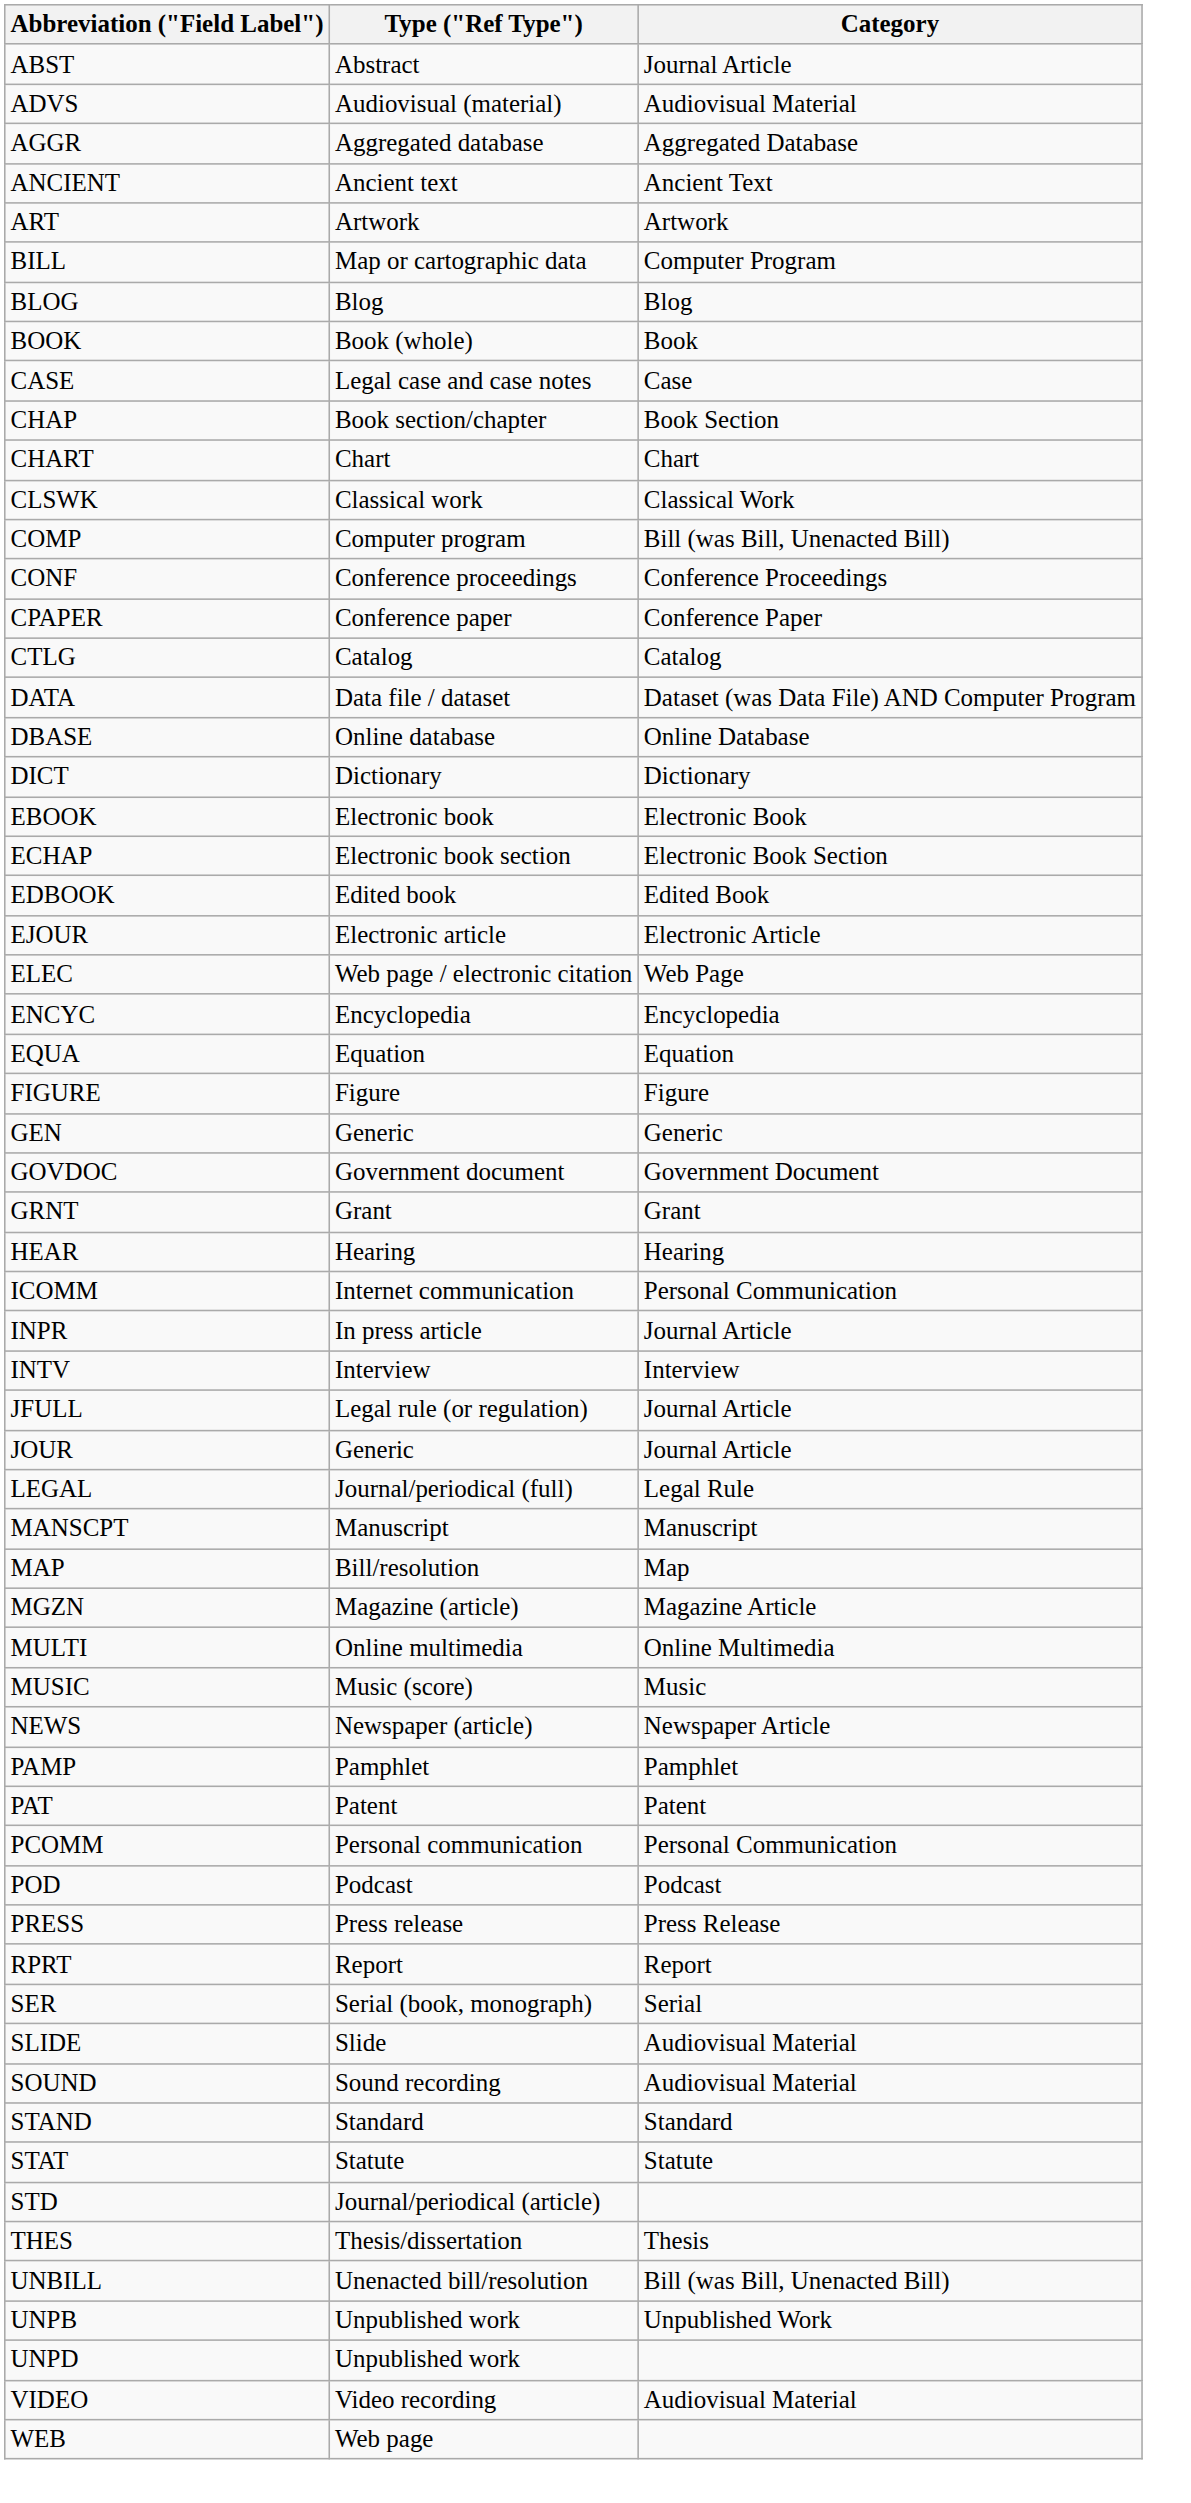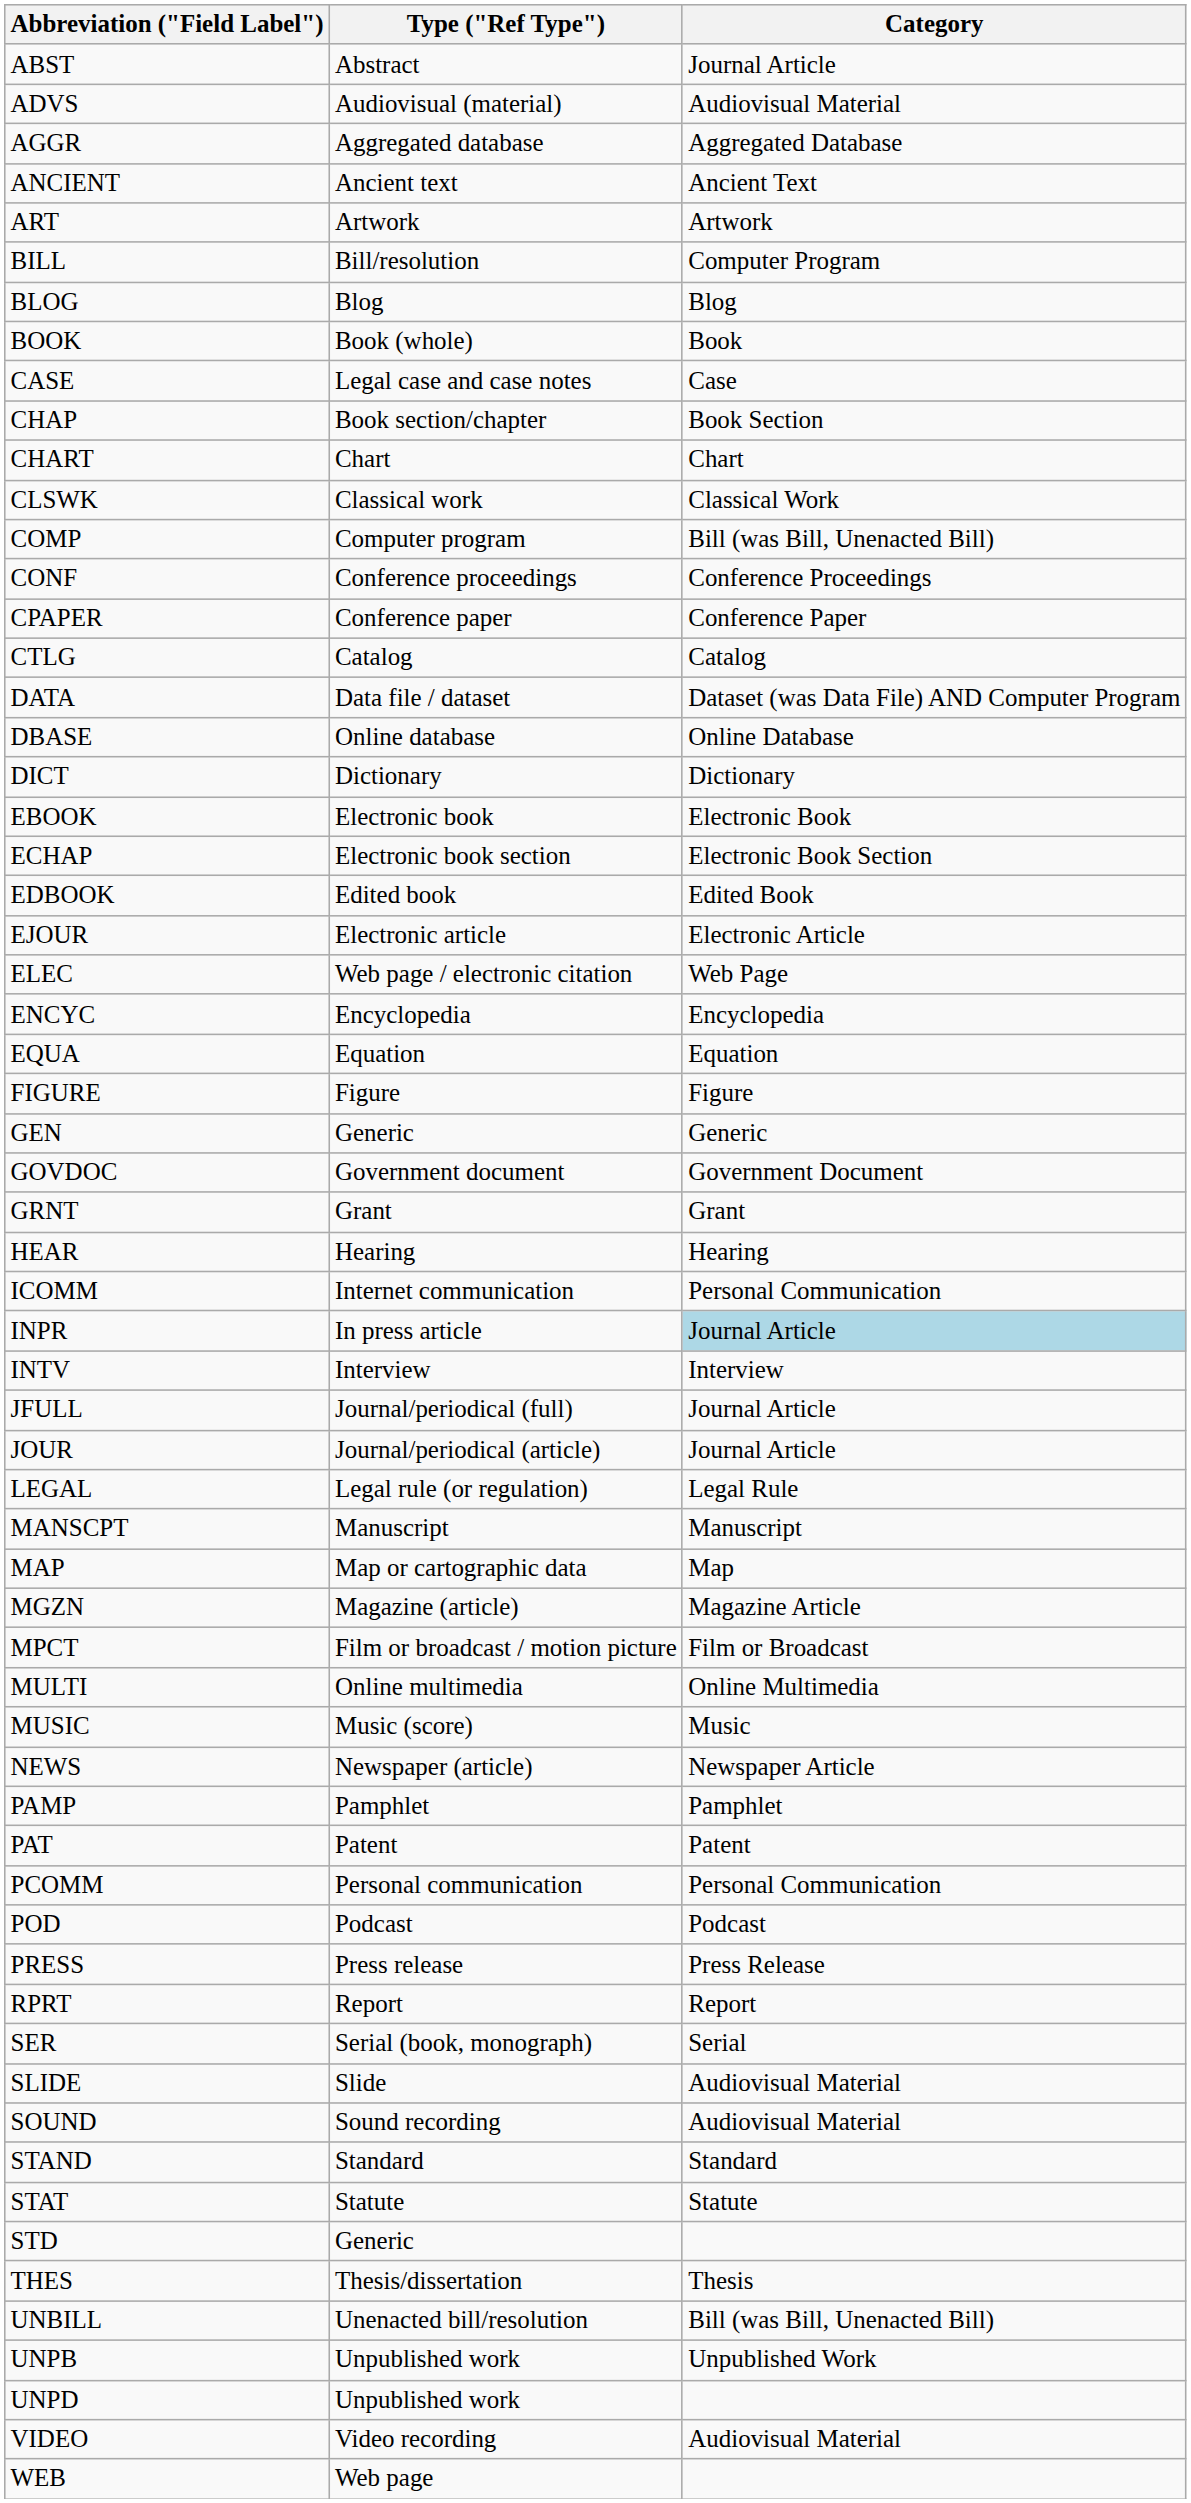(461, 261) Map or cartographic data -> (407, 261) Bill/resolution
(718, 1330) no background -> (762, 1330) lightblue background
(461, 1409) Legal rule (or regulation) -> (454, 1409) Journal/periodical (full)
(374, 1449) Generic -> (468, 1449) Journal/periodical (article)
(454, 1488) Journal/periodical (full) -> (461, 1488) Legal rule (or regulation)
(407, 1568) Bill/resolution -> (461, 1568) Map or cartographic data
+ row: (45, 1647)
(468, 2201) Journal/periodical (article) -> (374, 2241) Generic
